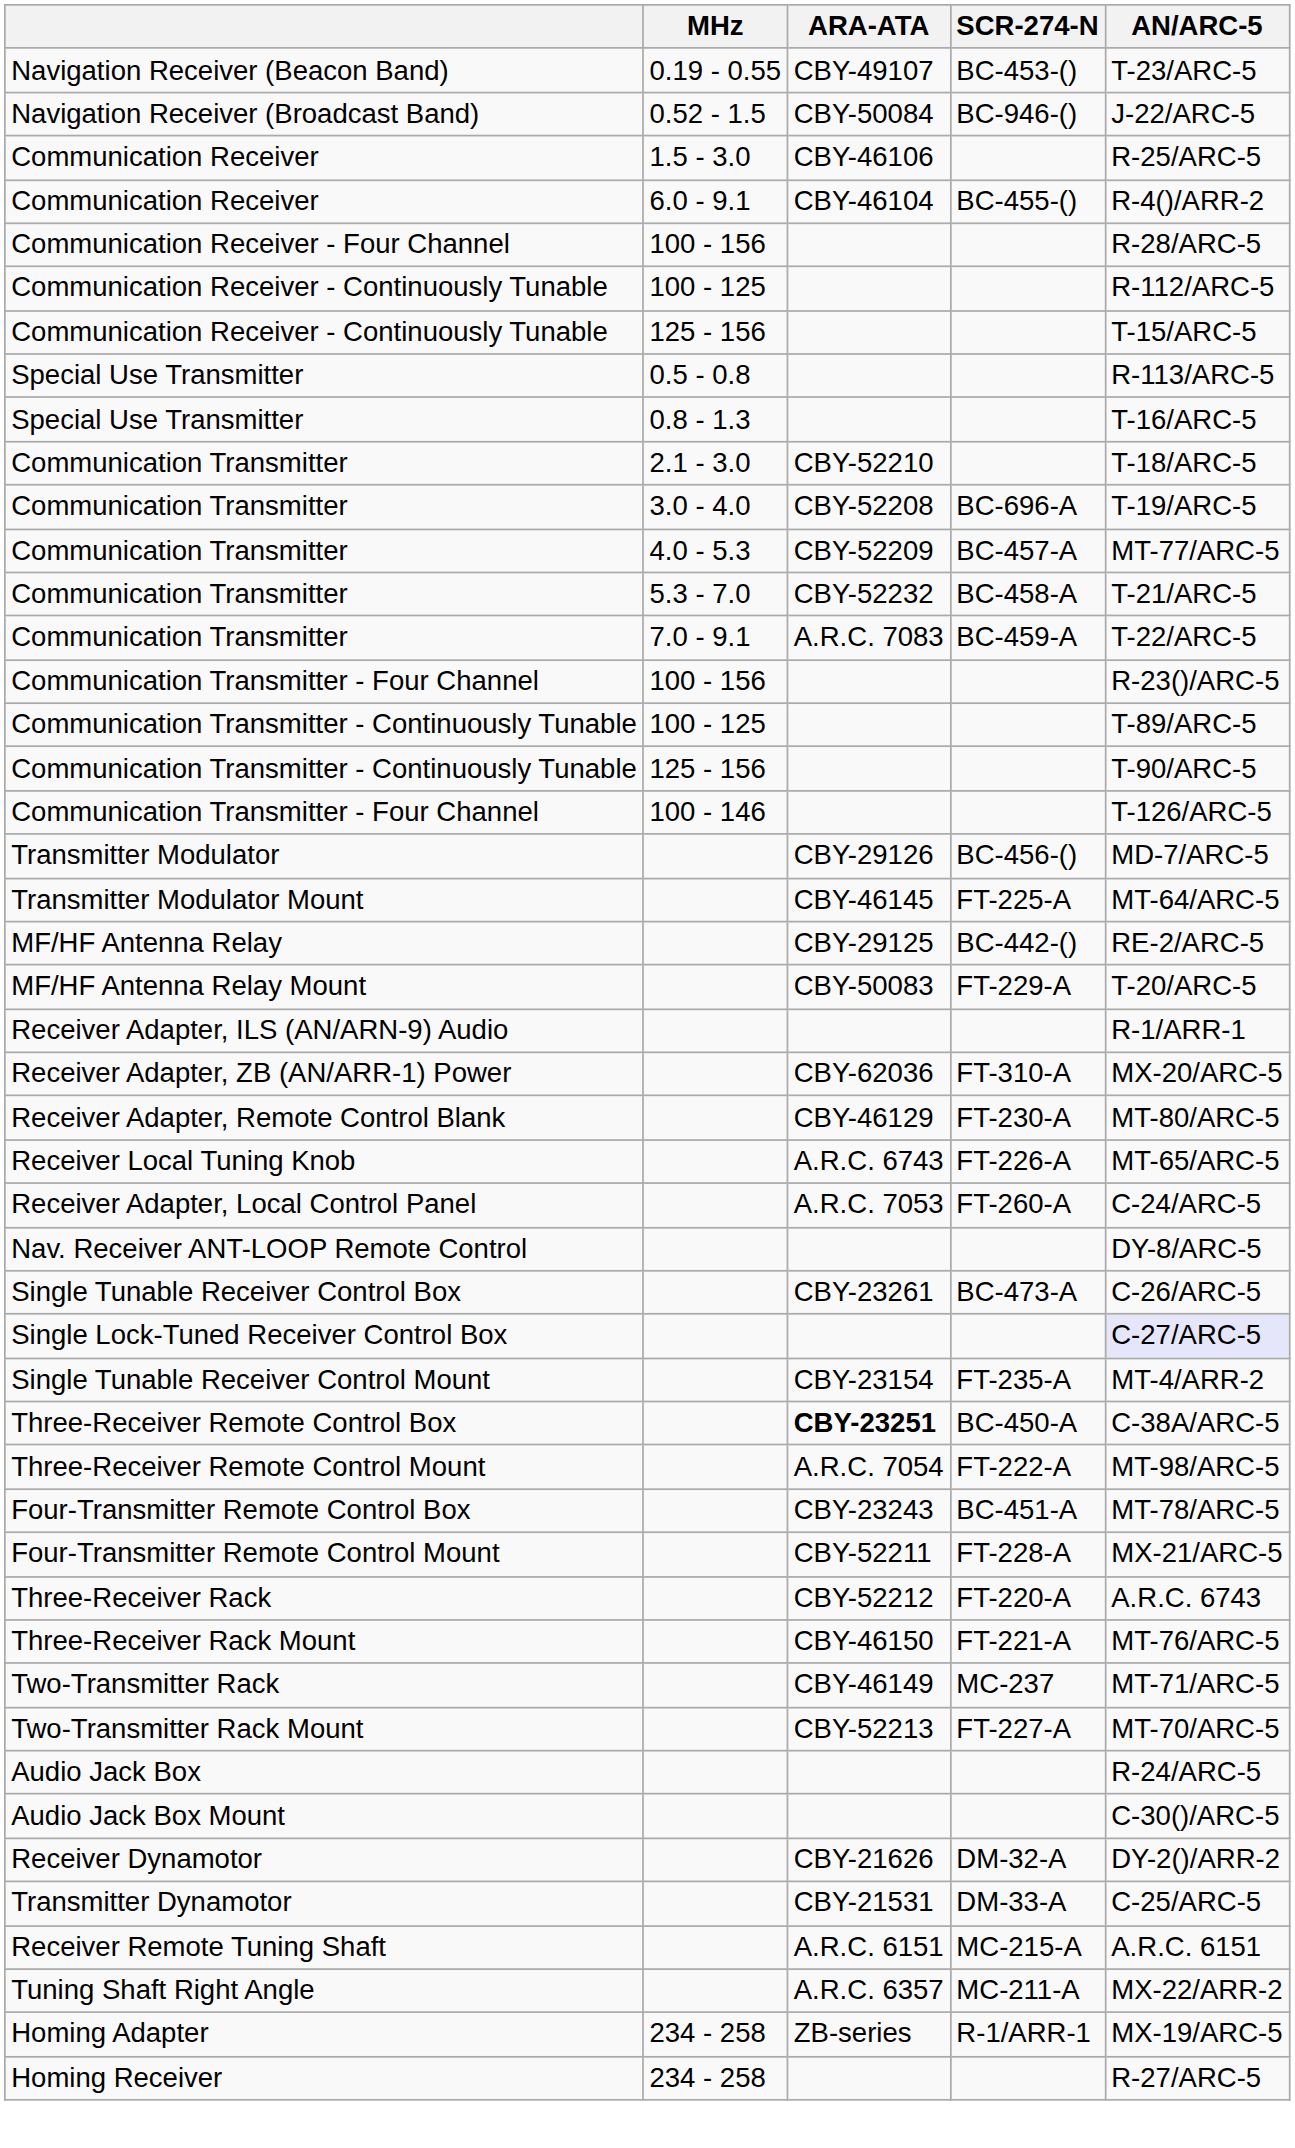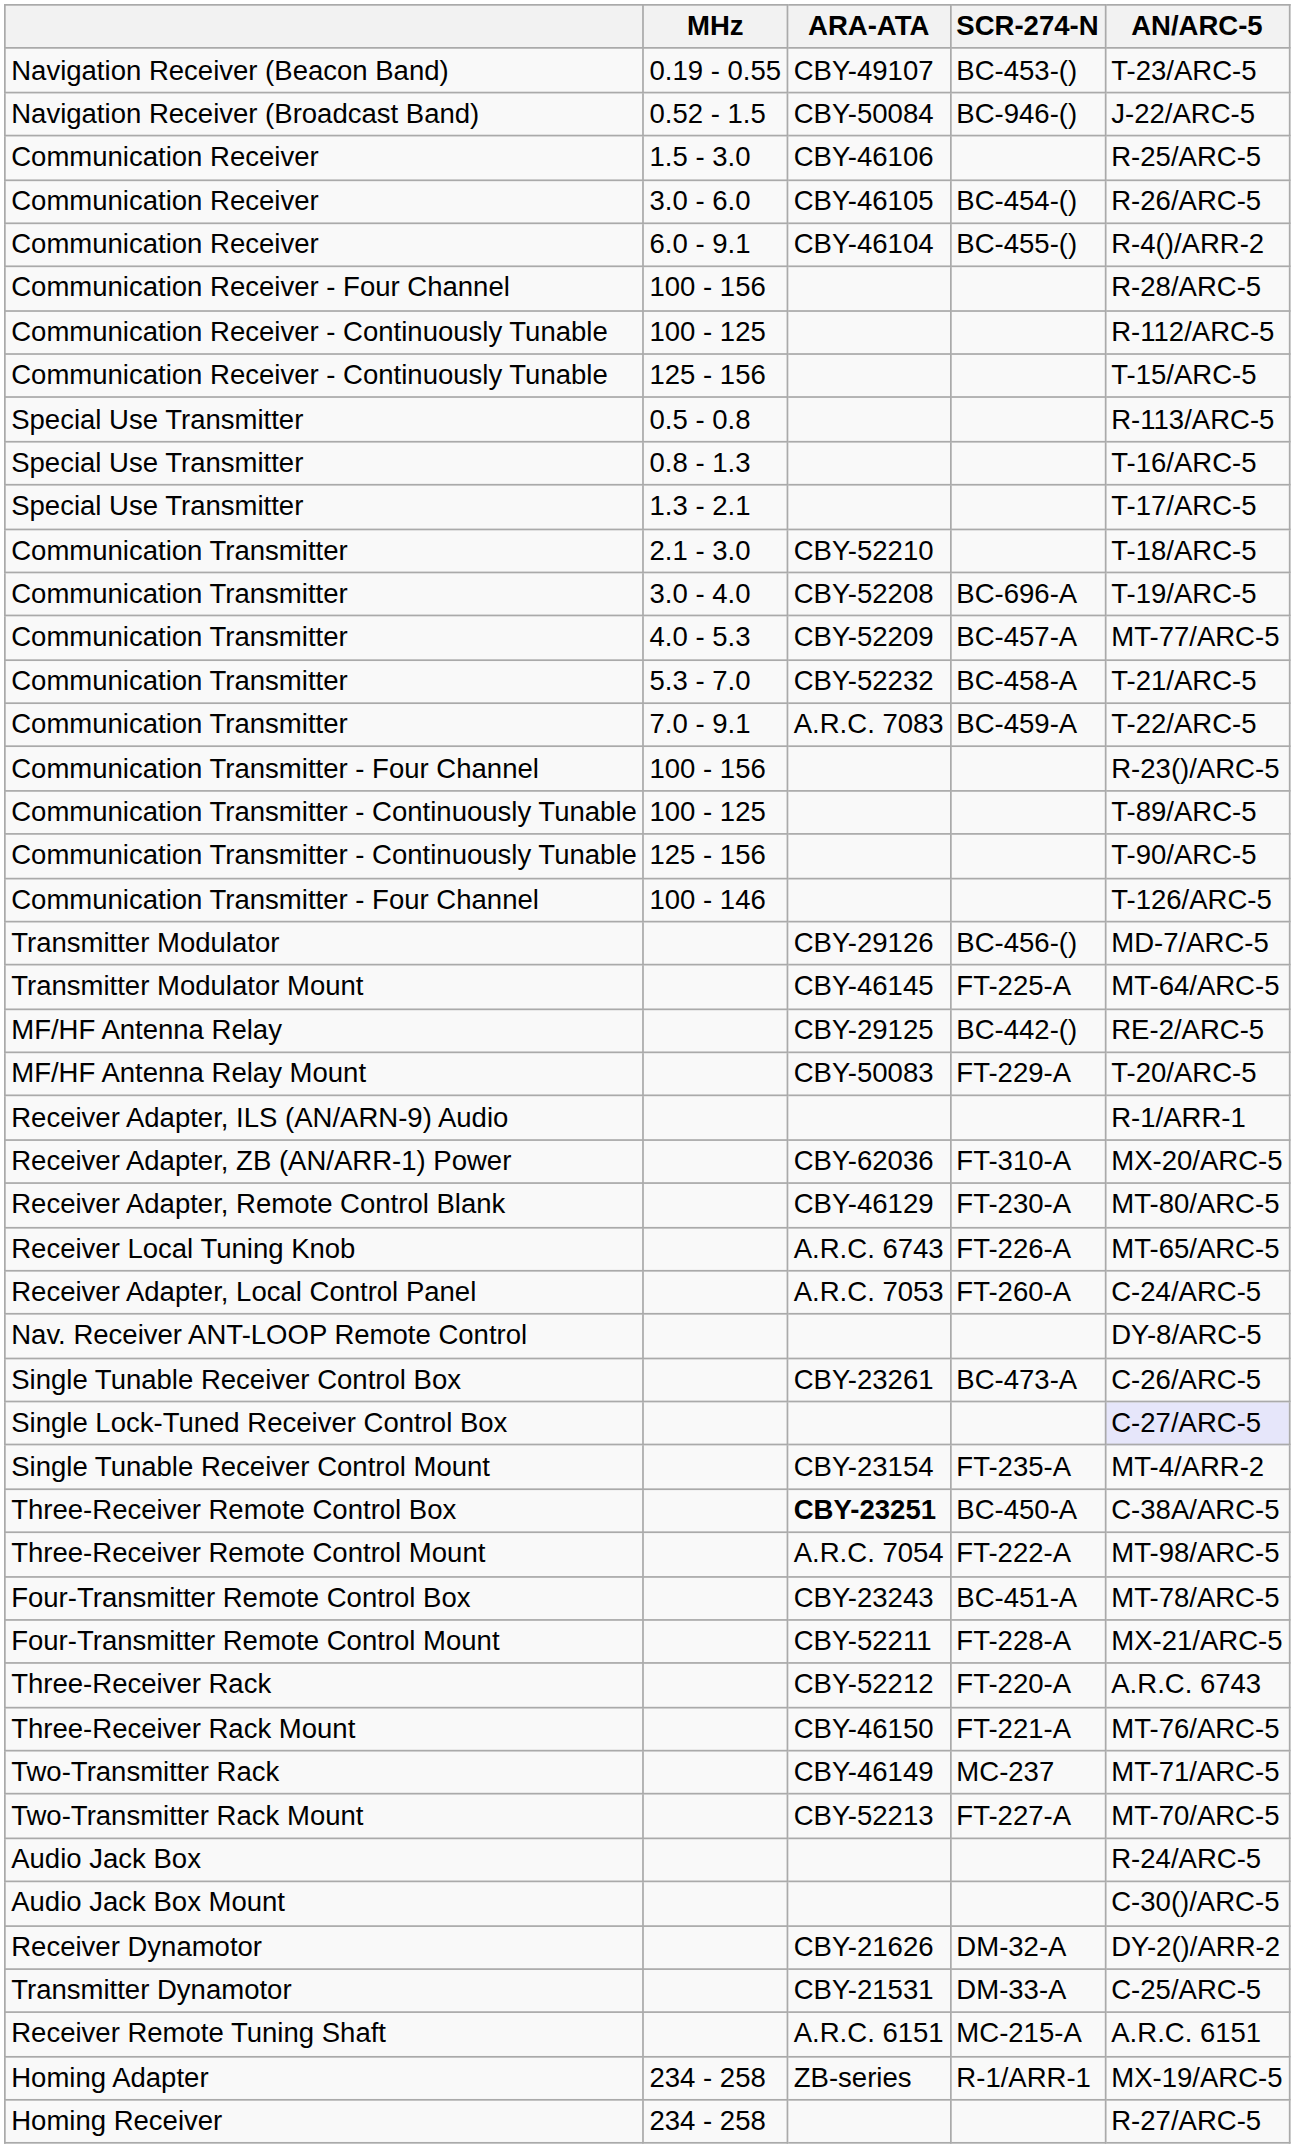+ row: (165, 200)
+ row: (157, 506)
- row: (163, 1990)
